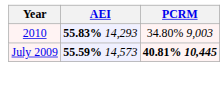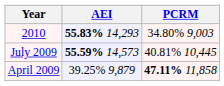(180, 52) bold -> (181, 52) normal
+ row: (34, 71)
